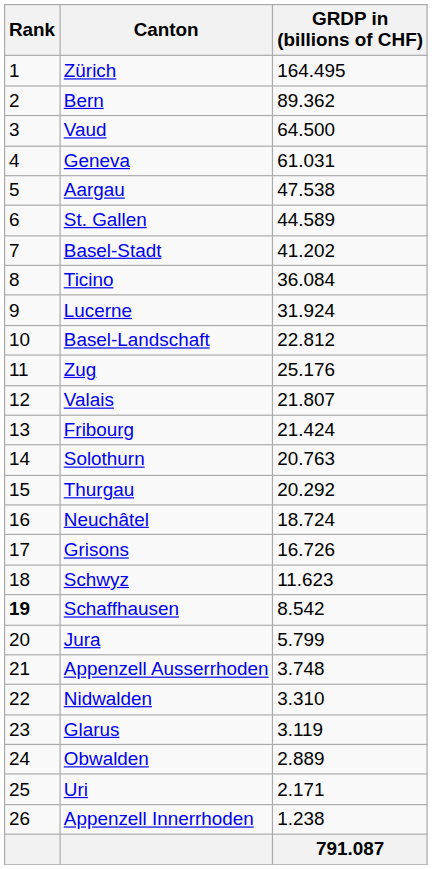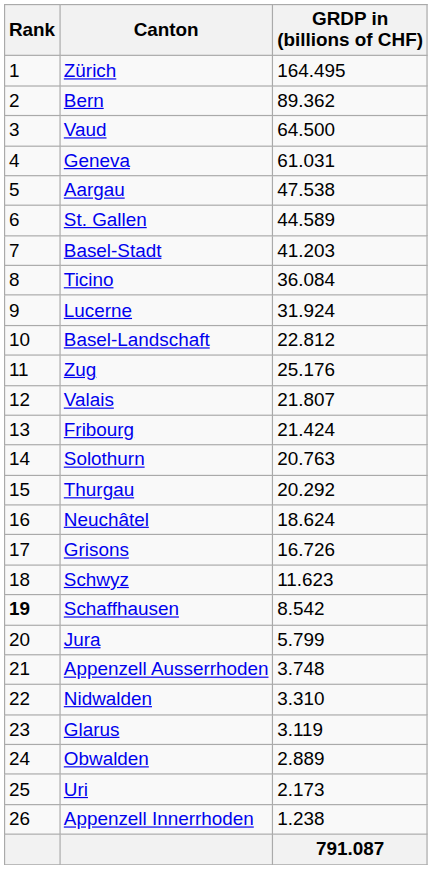(306, 250) 41.202 -> (306, 250) 41.203
(306, 519) 18.724 -> (306, 519) 18.624
(301, 789) 2.171 -> (301, 789) 2.173
